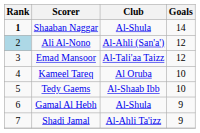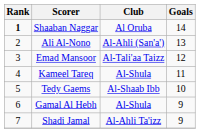(133, 27) Al-Shula -> (133, 27) Al Oruba
(18, 43) lightblue background -> (18, 43) no background
(181, 43) 12 -> (181, 43) 13
(133, 74) Al Oruba -> (133, 74) Al-Shula
(181, 74) 10 -> (181, 74) 11
